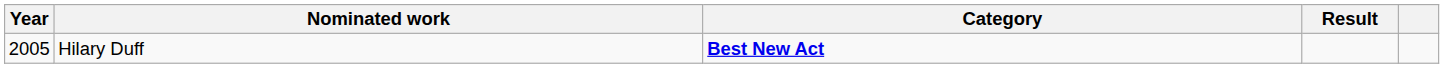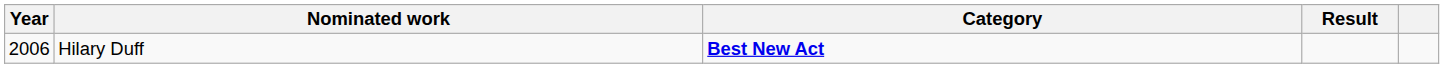(29, 48) 2005 -> (29, 48) 2006
